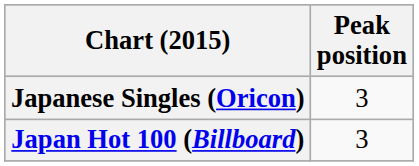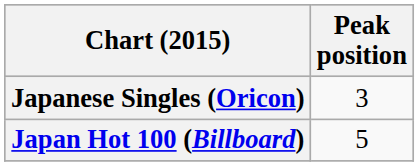(362, 139) 3 -> (362, 139) 5
